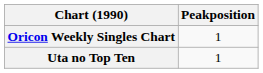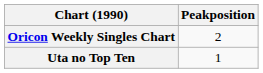(218, 36) 1 -> (218, 36) 2
